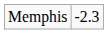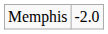(87, 16) -2.3 -> (87, 16) -2.0
